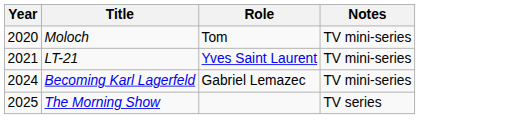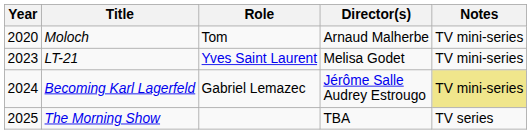+ column: (376, 15)
(23, 59) 2021 -> (23, 59) 2023
(367, 80) no background -> (479, 88) khaki background
